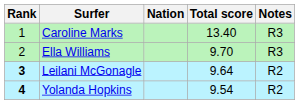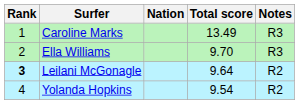(221, 33) 13.40 -> (221, 33) 13.49
(22, 90) bold -> (22, 90) normal
